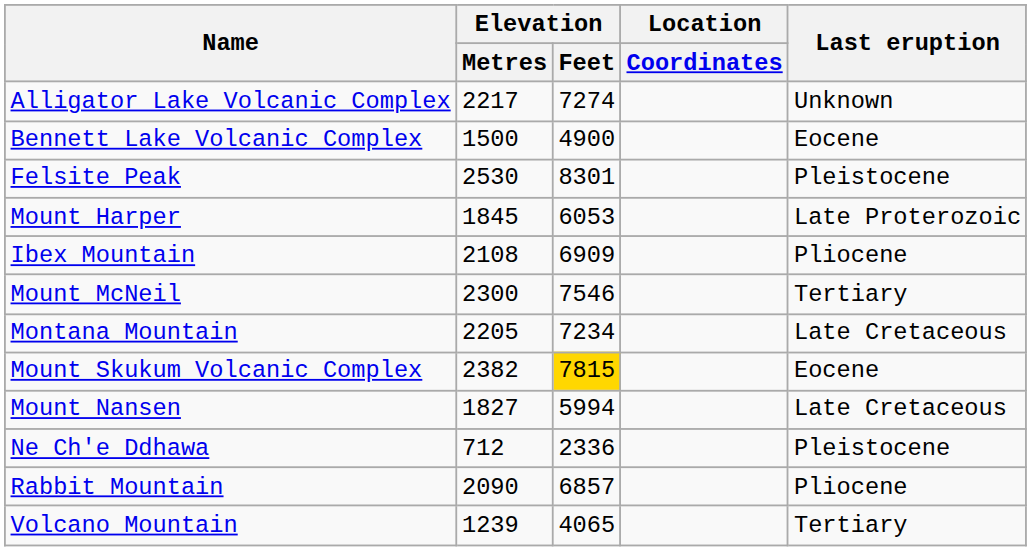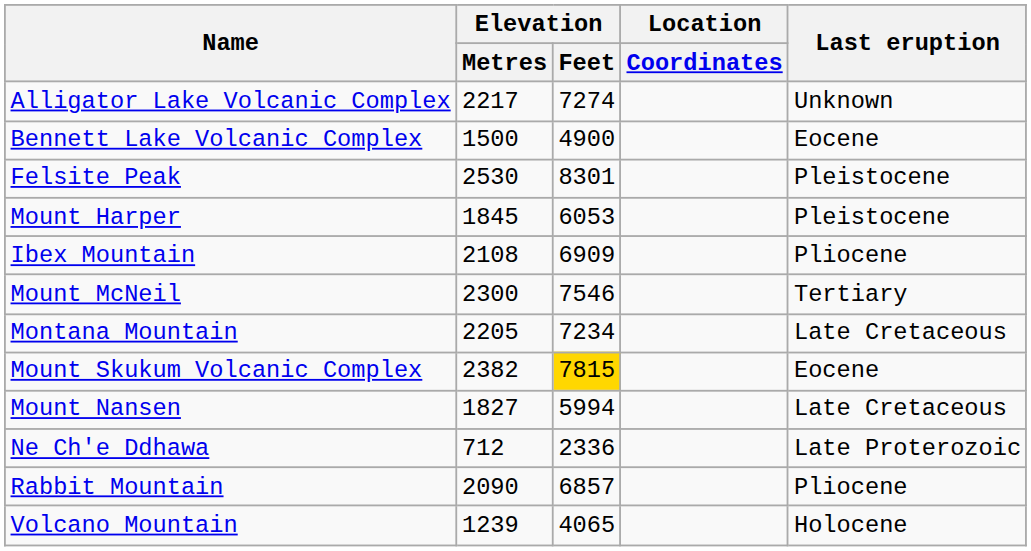(908, 217) Late Proterozoic -> (872, 217) Pleistocene
(872, 448) Pleistocene -> (908, 448) Late Proterozoic
(851, 525) Tertiary -> (851, 525) Holocene
